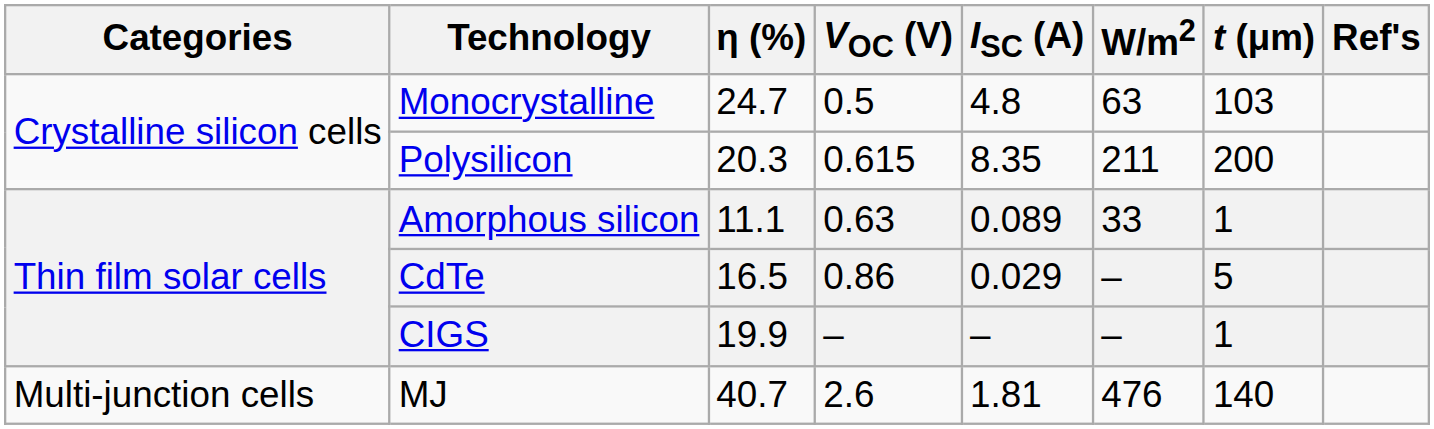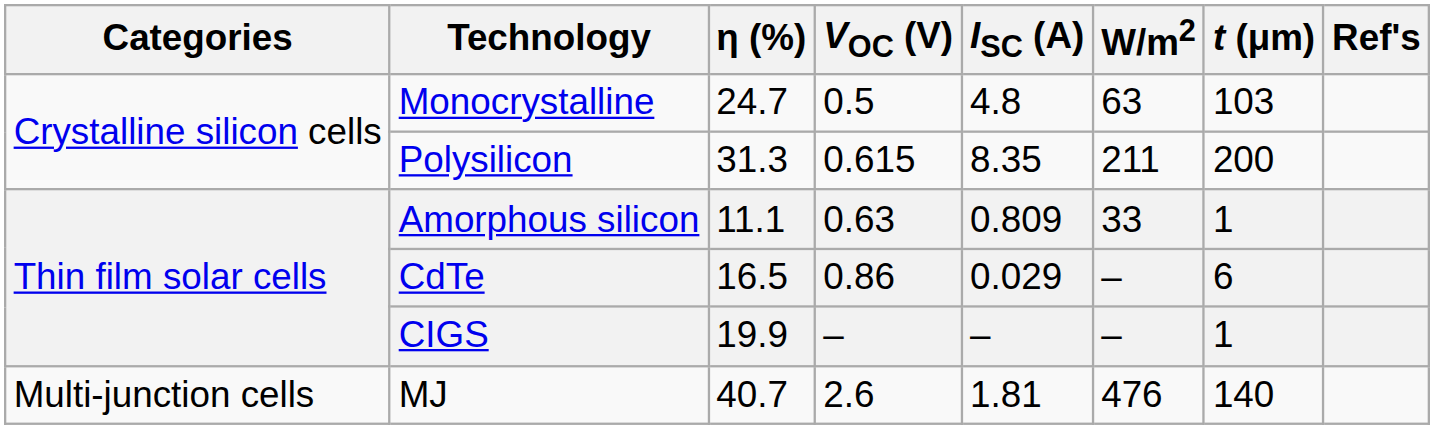(752, 160) 20.3 -> (752, 160) 31.3
(1016, 218) 0.089 -> (1016, 218) 0.809
(1223, 277) 5 -> (1223, 277) 6
